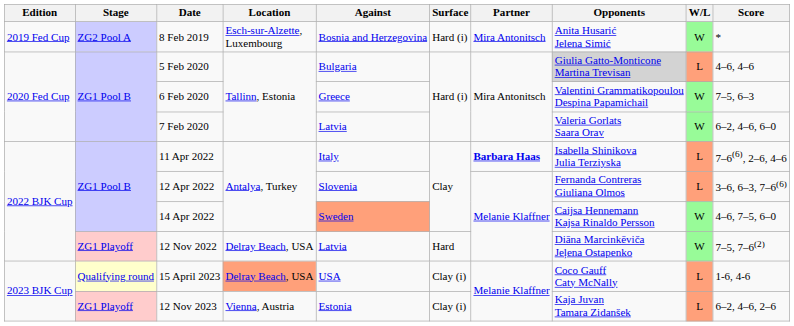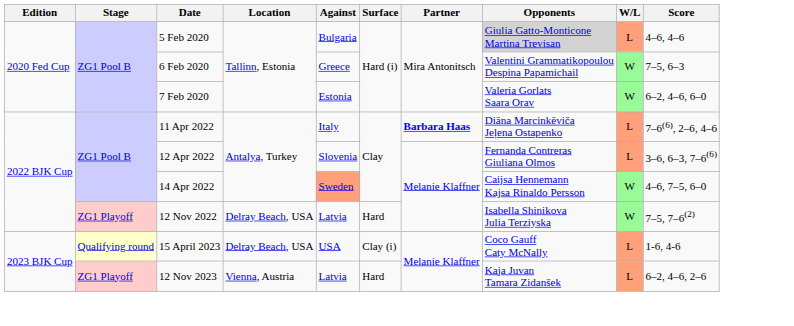- row: (184, 36)
(333, 126) Latvia -> (335, 96) Estonia
(596, 156) Isabella Shinikova Julia Terziyska -> (530, 126) Diāna Marcinkēviča Jeļena Ostapenko
(600, 246) Diāna Marcinkēviča Jeļena Ostapenko -> (526, 216) Isabella Shinikova Julia Terziyska
(269, 276) lightsalmon background -> (269, 246) no background
(335, 306) Estonia -> (333, 276) Latvia
(449, 306) Clay (i) -> (373, 276) Hard
